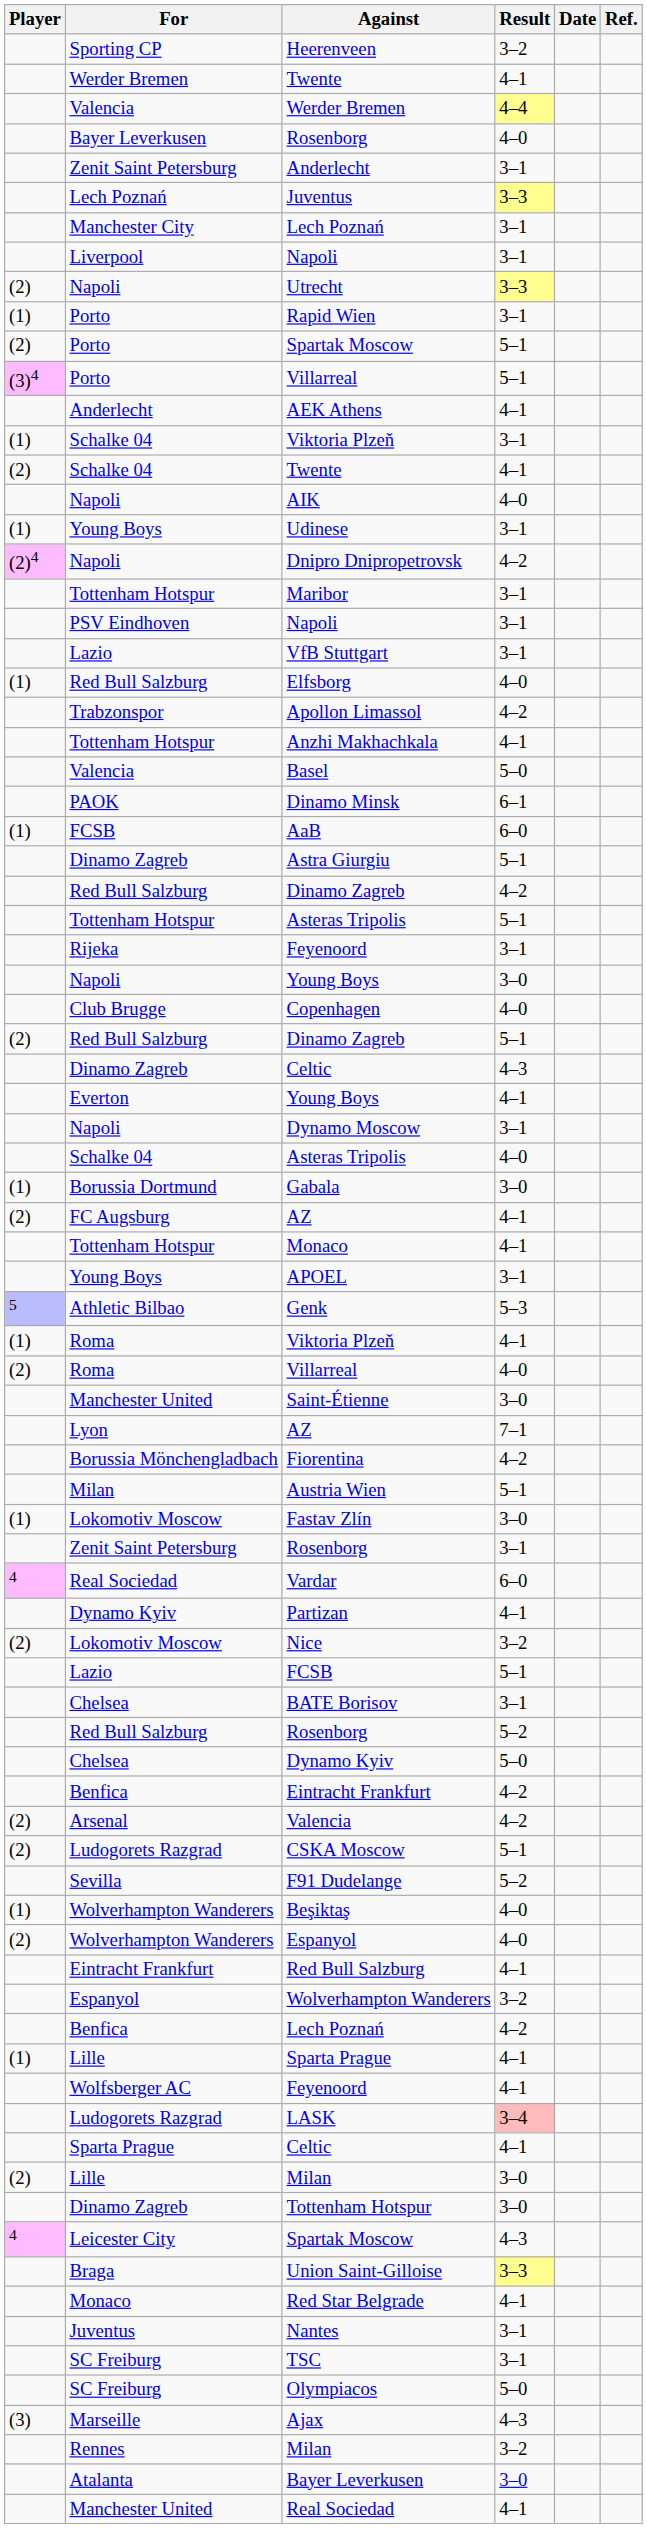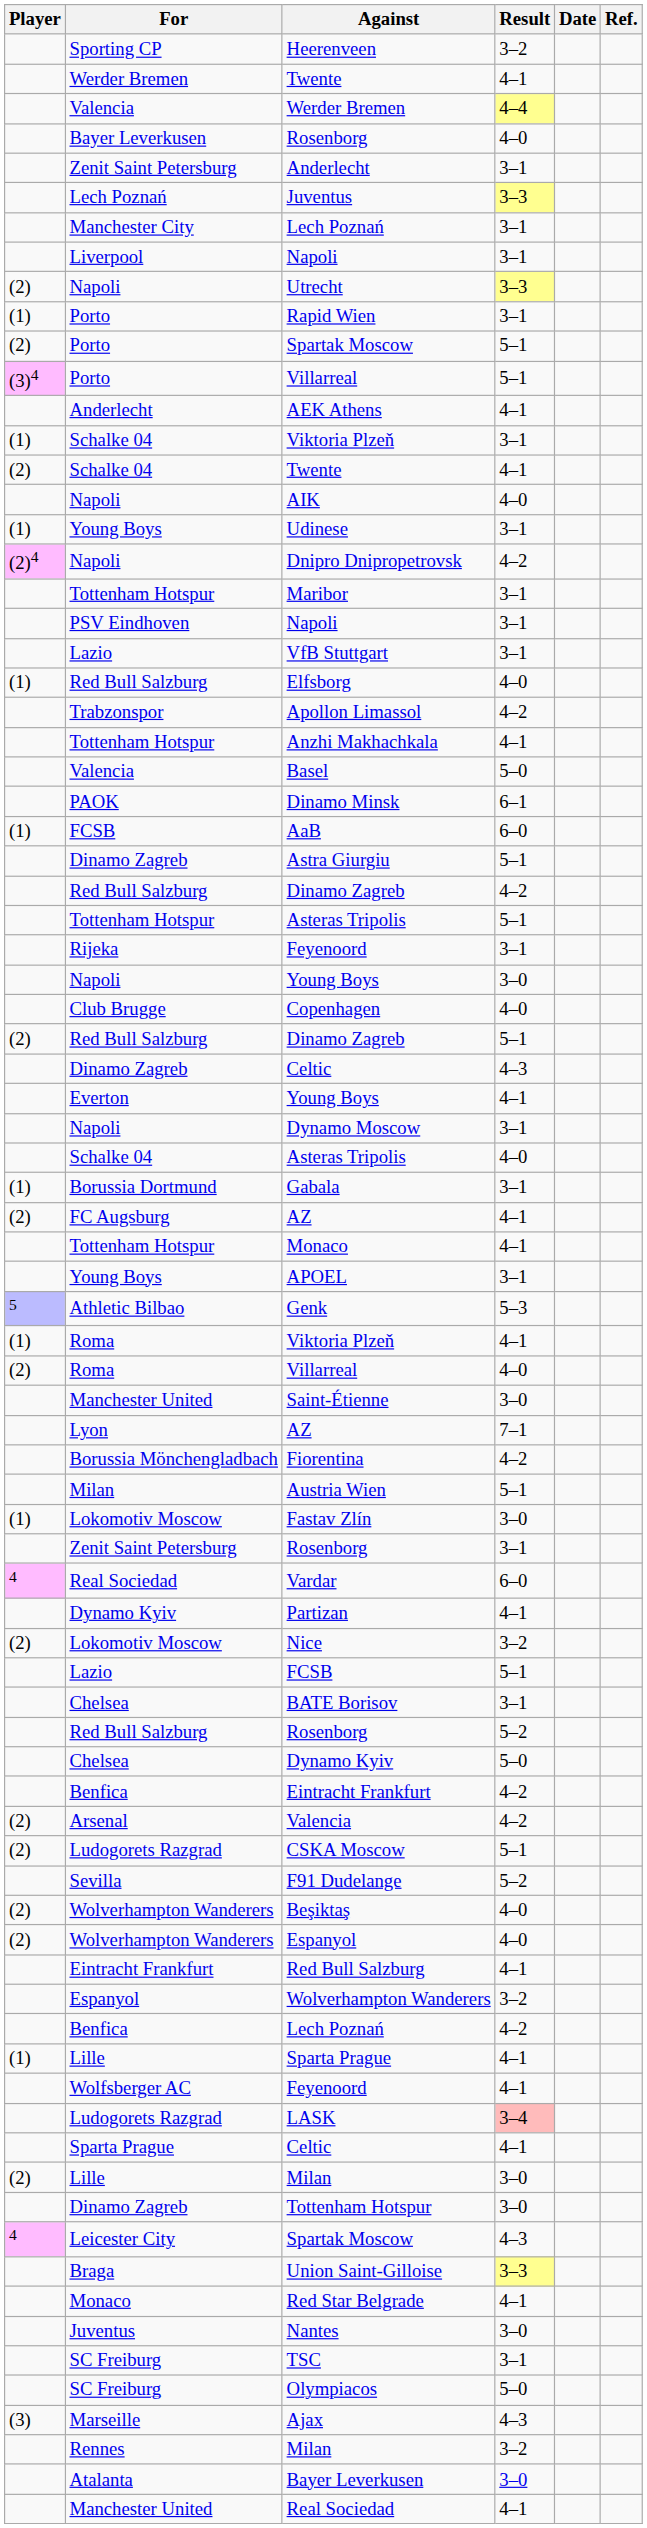(513, 1187) 3–0 -> (513, 1187) 3–1
(20, 1909) (1) -> (20, 1909) (2)
(513, 2330) 3–1 -> (513, 2330) 3–0
